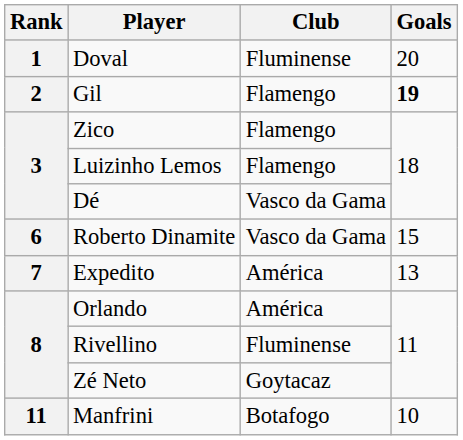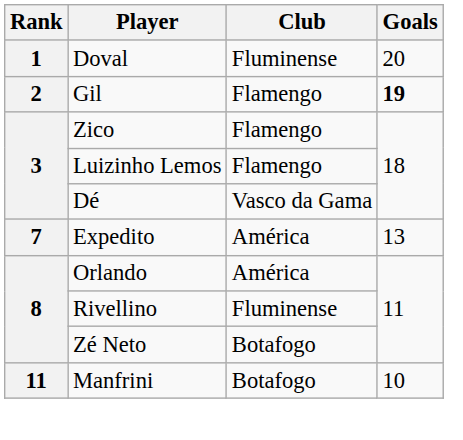- row: (154, 237)
(288, 380) Goytacaz -> (274, 344) Botafogo
